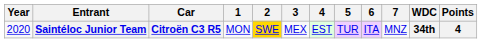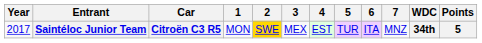(19, 30) 2020 -> (19, 30) 2017
(458, 30) 4 -> (458, 30) 5
